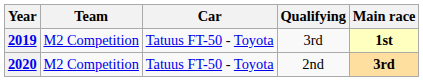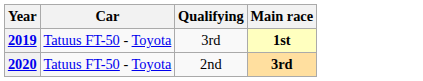- column: (91, 16)
